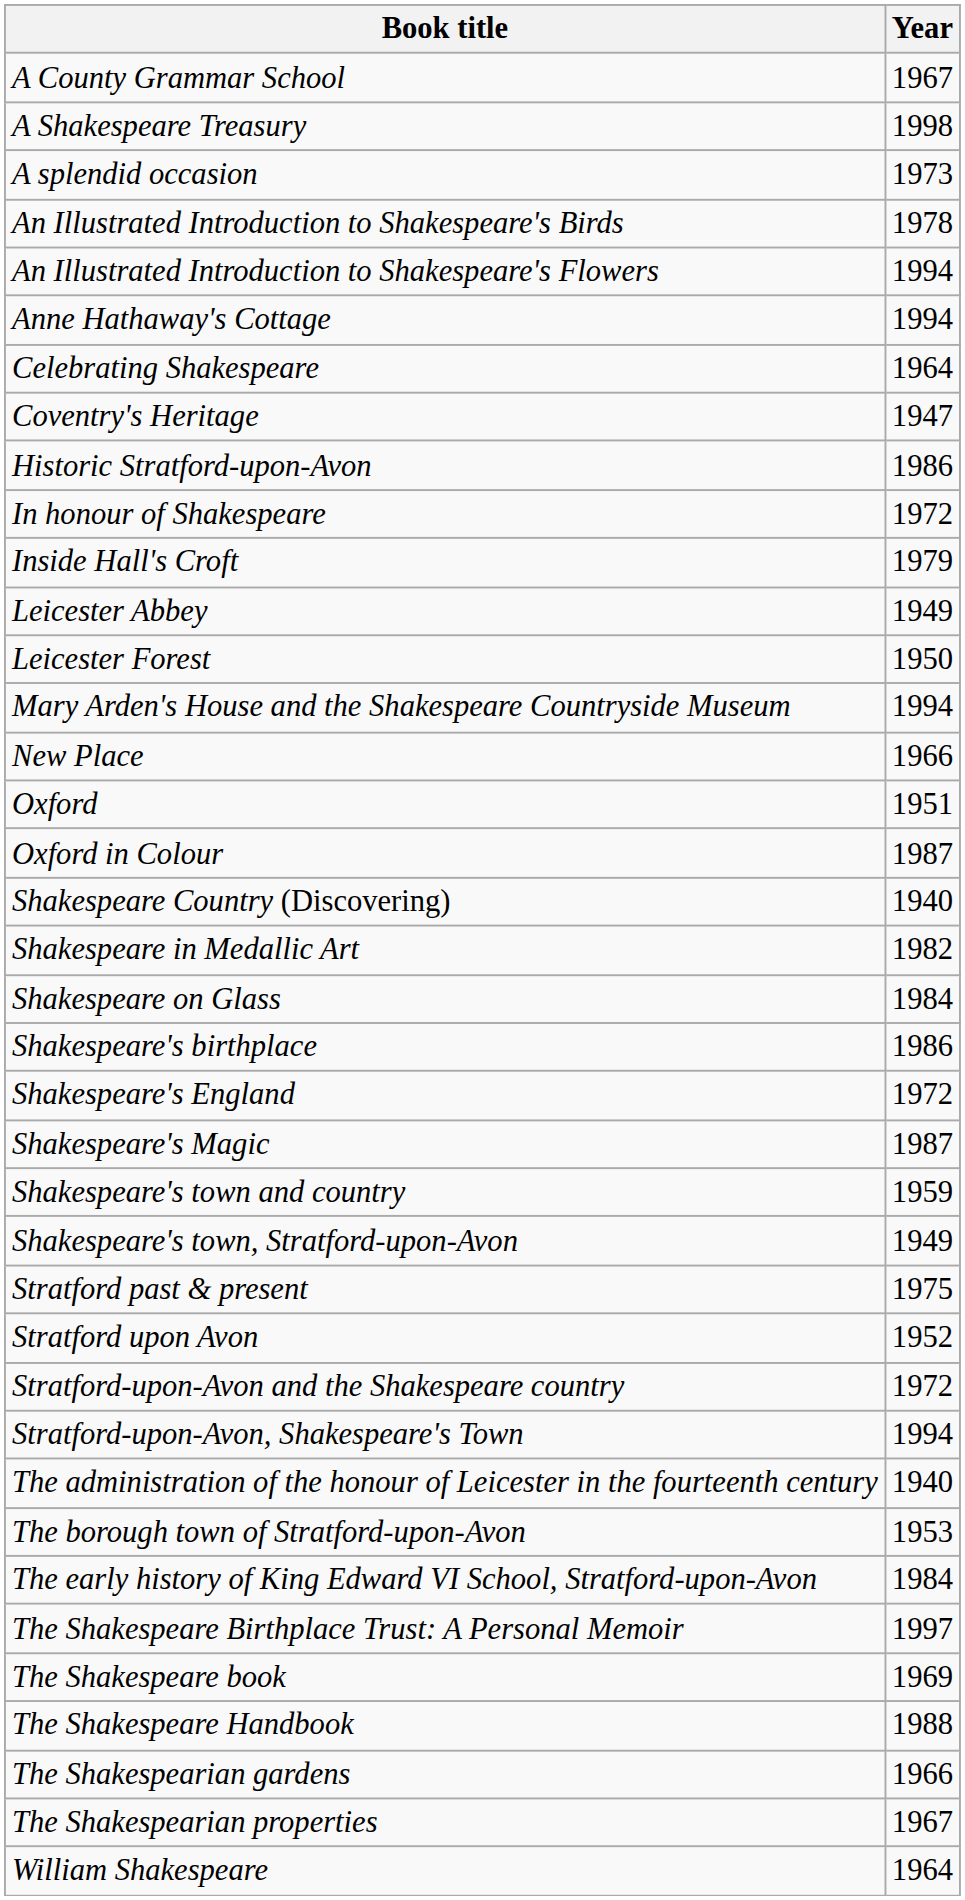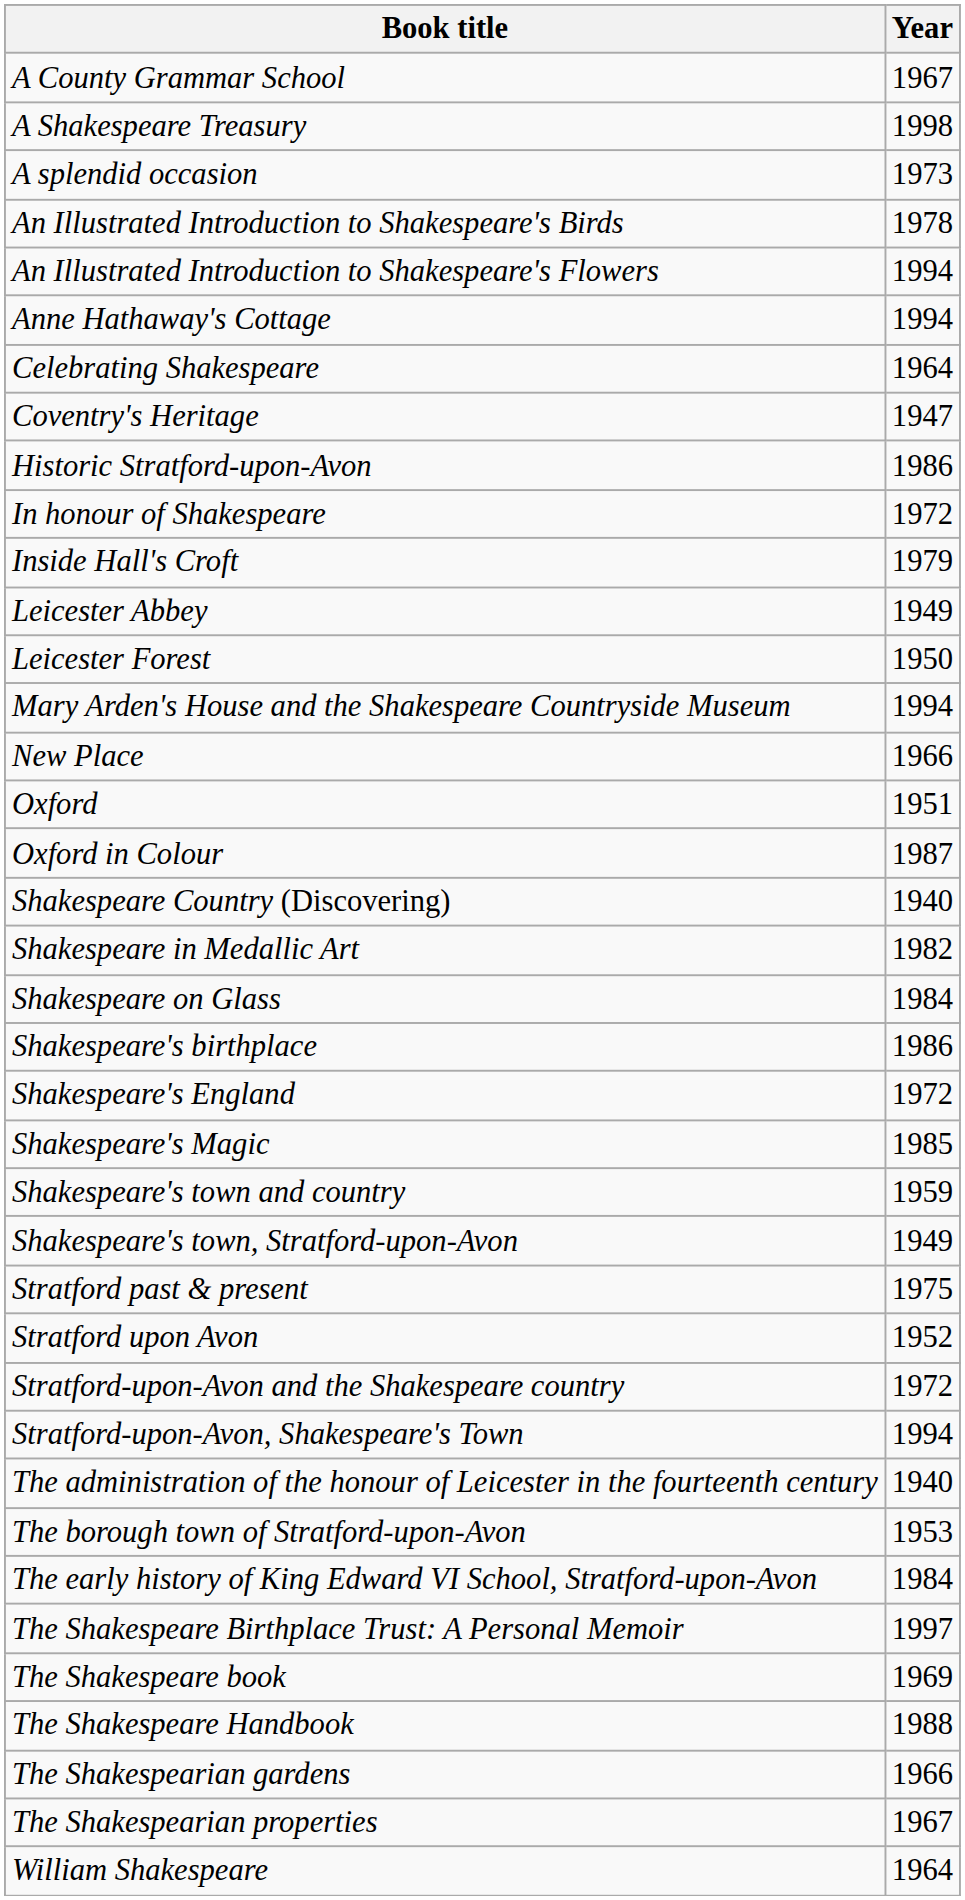(922, 1143) 1987 -> (922, 1143) 1985
